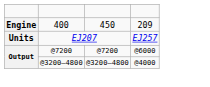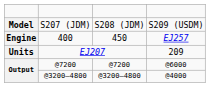+ row: (65, 25)
(145, 25) 209 -> (176, 38) EJ257
(145, 38) EJ257 -> (176, 52) 209
